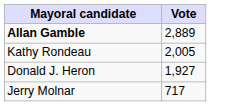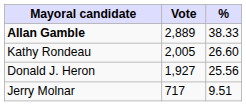+ column: (224, 14)
